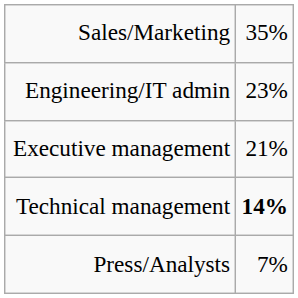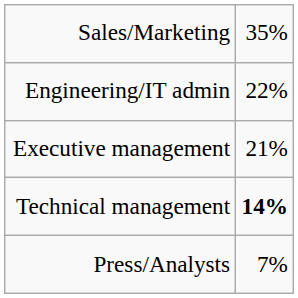(267, 91) 23% -> (267, 91) 22%
